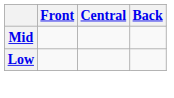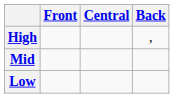+ row: (22, 37)
